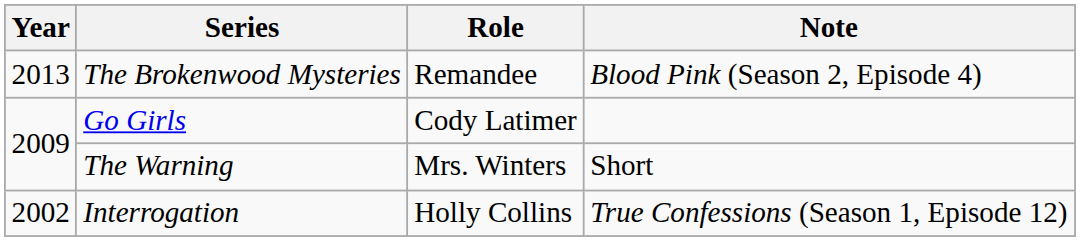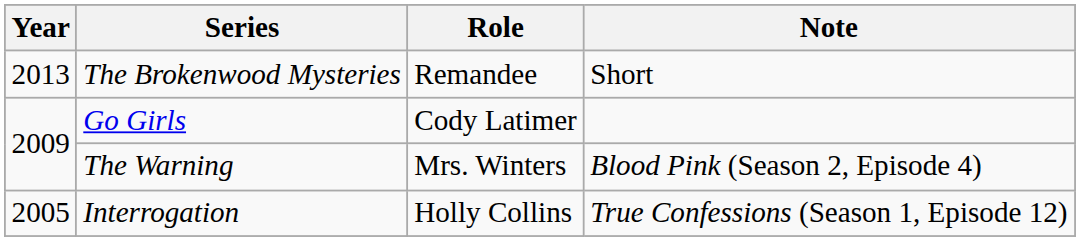(786, 73) Blood Pink (Season 2, Episode 4) -> (622, 73) Short
(622, 166) Short -> (786, 166) Blood Pink (Season 2, Episode 4)
(41, 212) 2002 -> (41, 212) 2005
